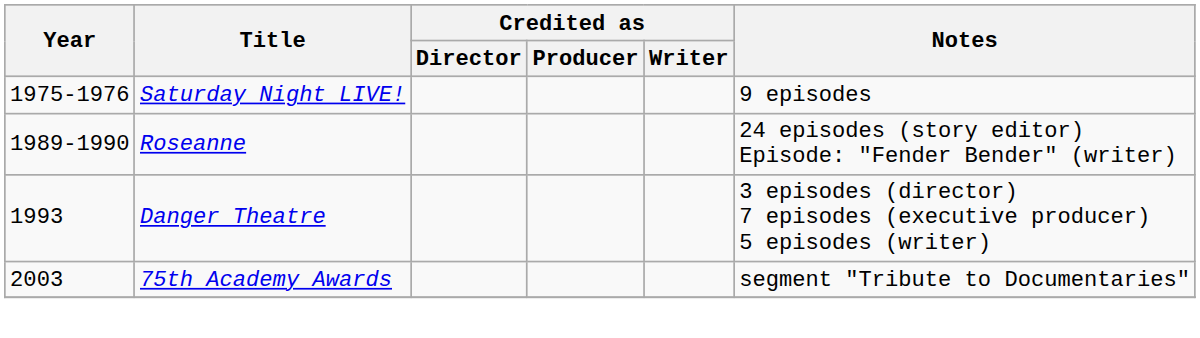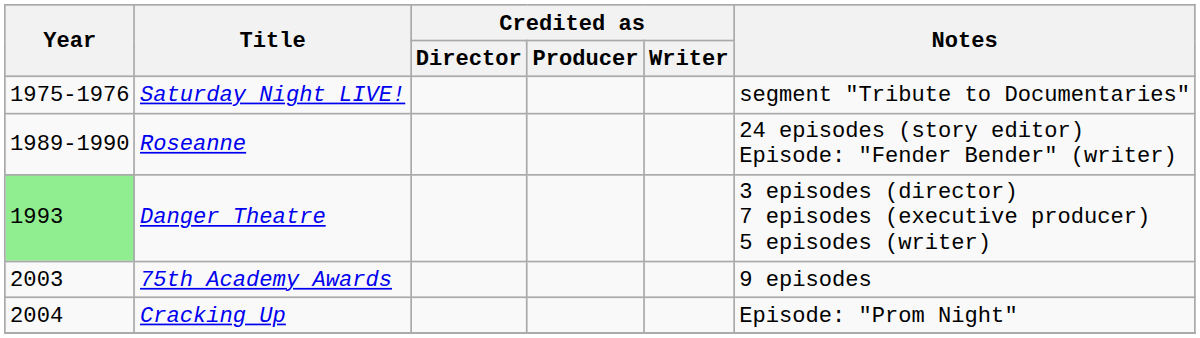(805, 95) 9 episodes -> (965, 95) segment "Tribute to Documentaries"
(37, 218) no background -> (37, 218) lightgreen background
(965, 279) segment "Tribute to Documentaries" -> (805, 279) 9 episodes
+ row: (213, 315)
